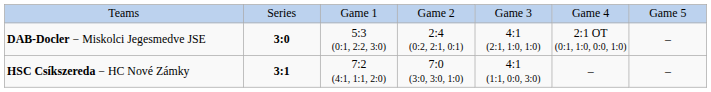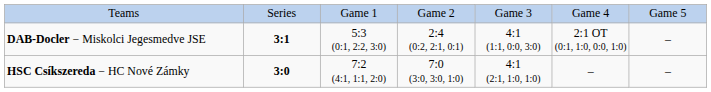(282, 39) 3:0 -> (282, 39) 3:1
(513, 39) 4:1 (2:1, 1:0, 1:0) -> (513, 39) 4:1 (1:1, 0:0, 3:0)
(282, 71) 3:1 -> (282, 71) 3:0
(513, 71) 4:1 (1:1, 0:0, 3:0) -> (513, 71) 4:1 (2:1, 1:0, 1:0)
